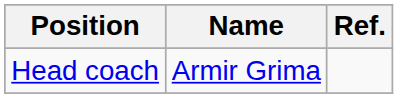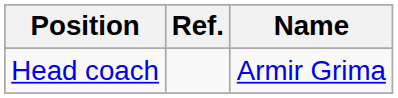columns swapped: (246, 26) <-> (360, 26)
